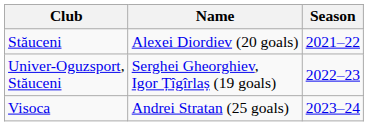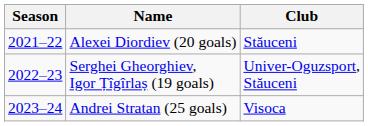columns swapped: (333, 16) <-> (66, 16)
